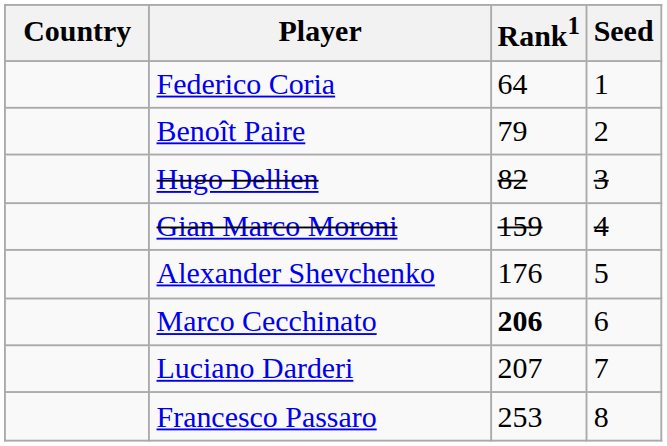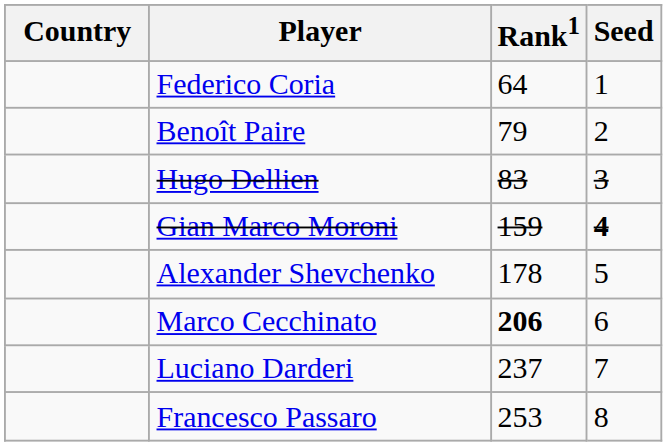(513, 178) 82 -> (513, 178) 83
(601, 226) normal -> (601, 226) bold
(520, 273) 176 -> (520, 273) 178
(520, 368) 207 -> (520, 368) 237
